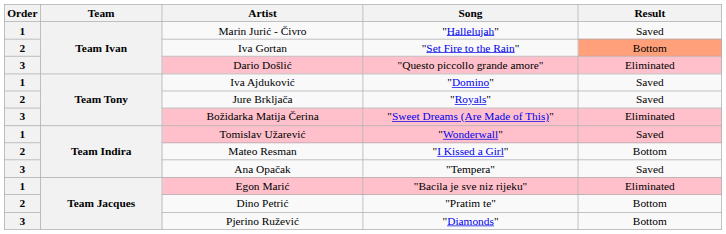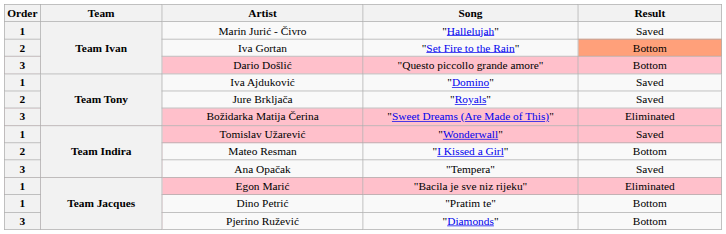(650, 65) Eliminated -> (650, 65) Bottom
(22, 203) 2 -> (22, 203) 1
